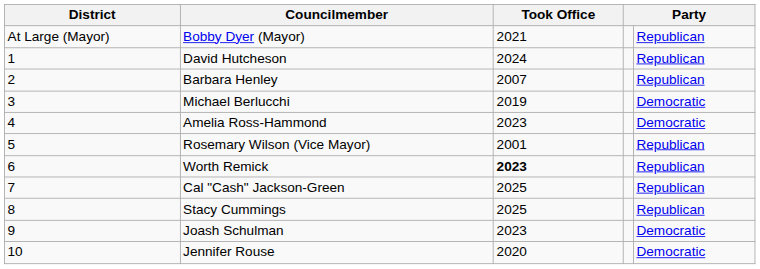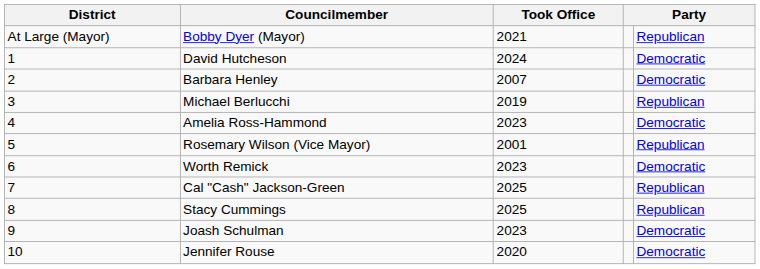(671, 58) Republican -> (671, 58) Democratic
(671, 79) Republican -> (671, 79) Democratic
(671, 101) Democratic -> (671, 101) Republican
(512, 166) bold -> (512, 166) normal
(671, 166) Republican -> (671, 166) Democratic
